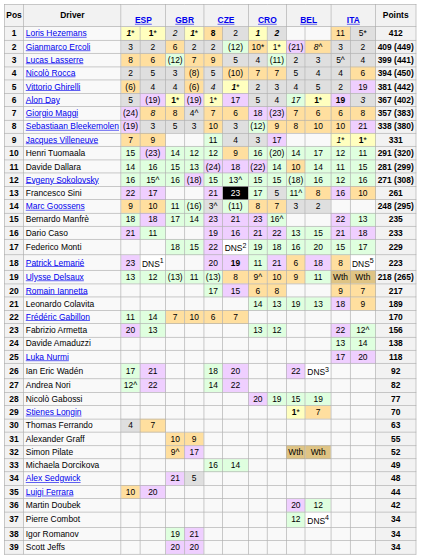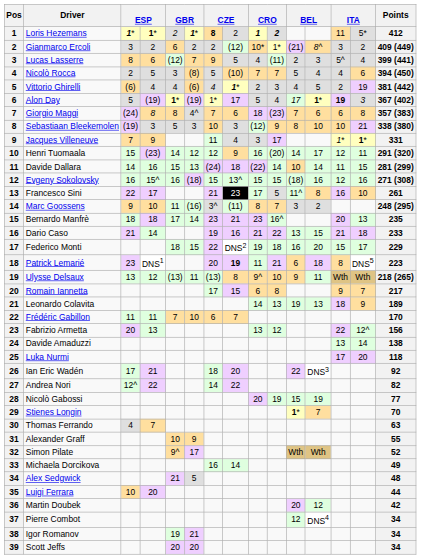(340, 219) 22 -> (340, 219) 20
(153, 233) 11 -> (153, 233) 14
(153, 317) 14 -> (153, 317) 11
